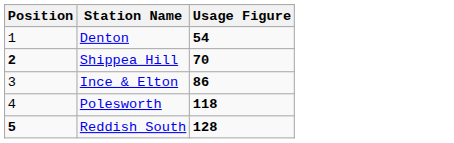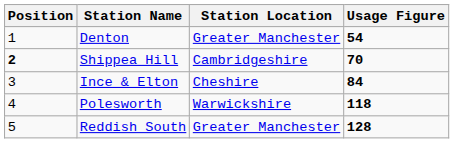+ column: (267, 16)
(201, 82) 86 -> (355, 82) 84
(12, 127) bold -> (12, 127) normal
